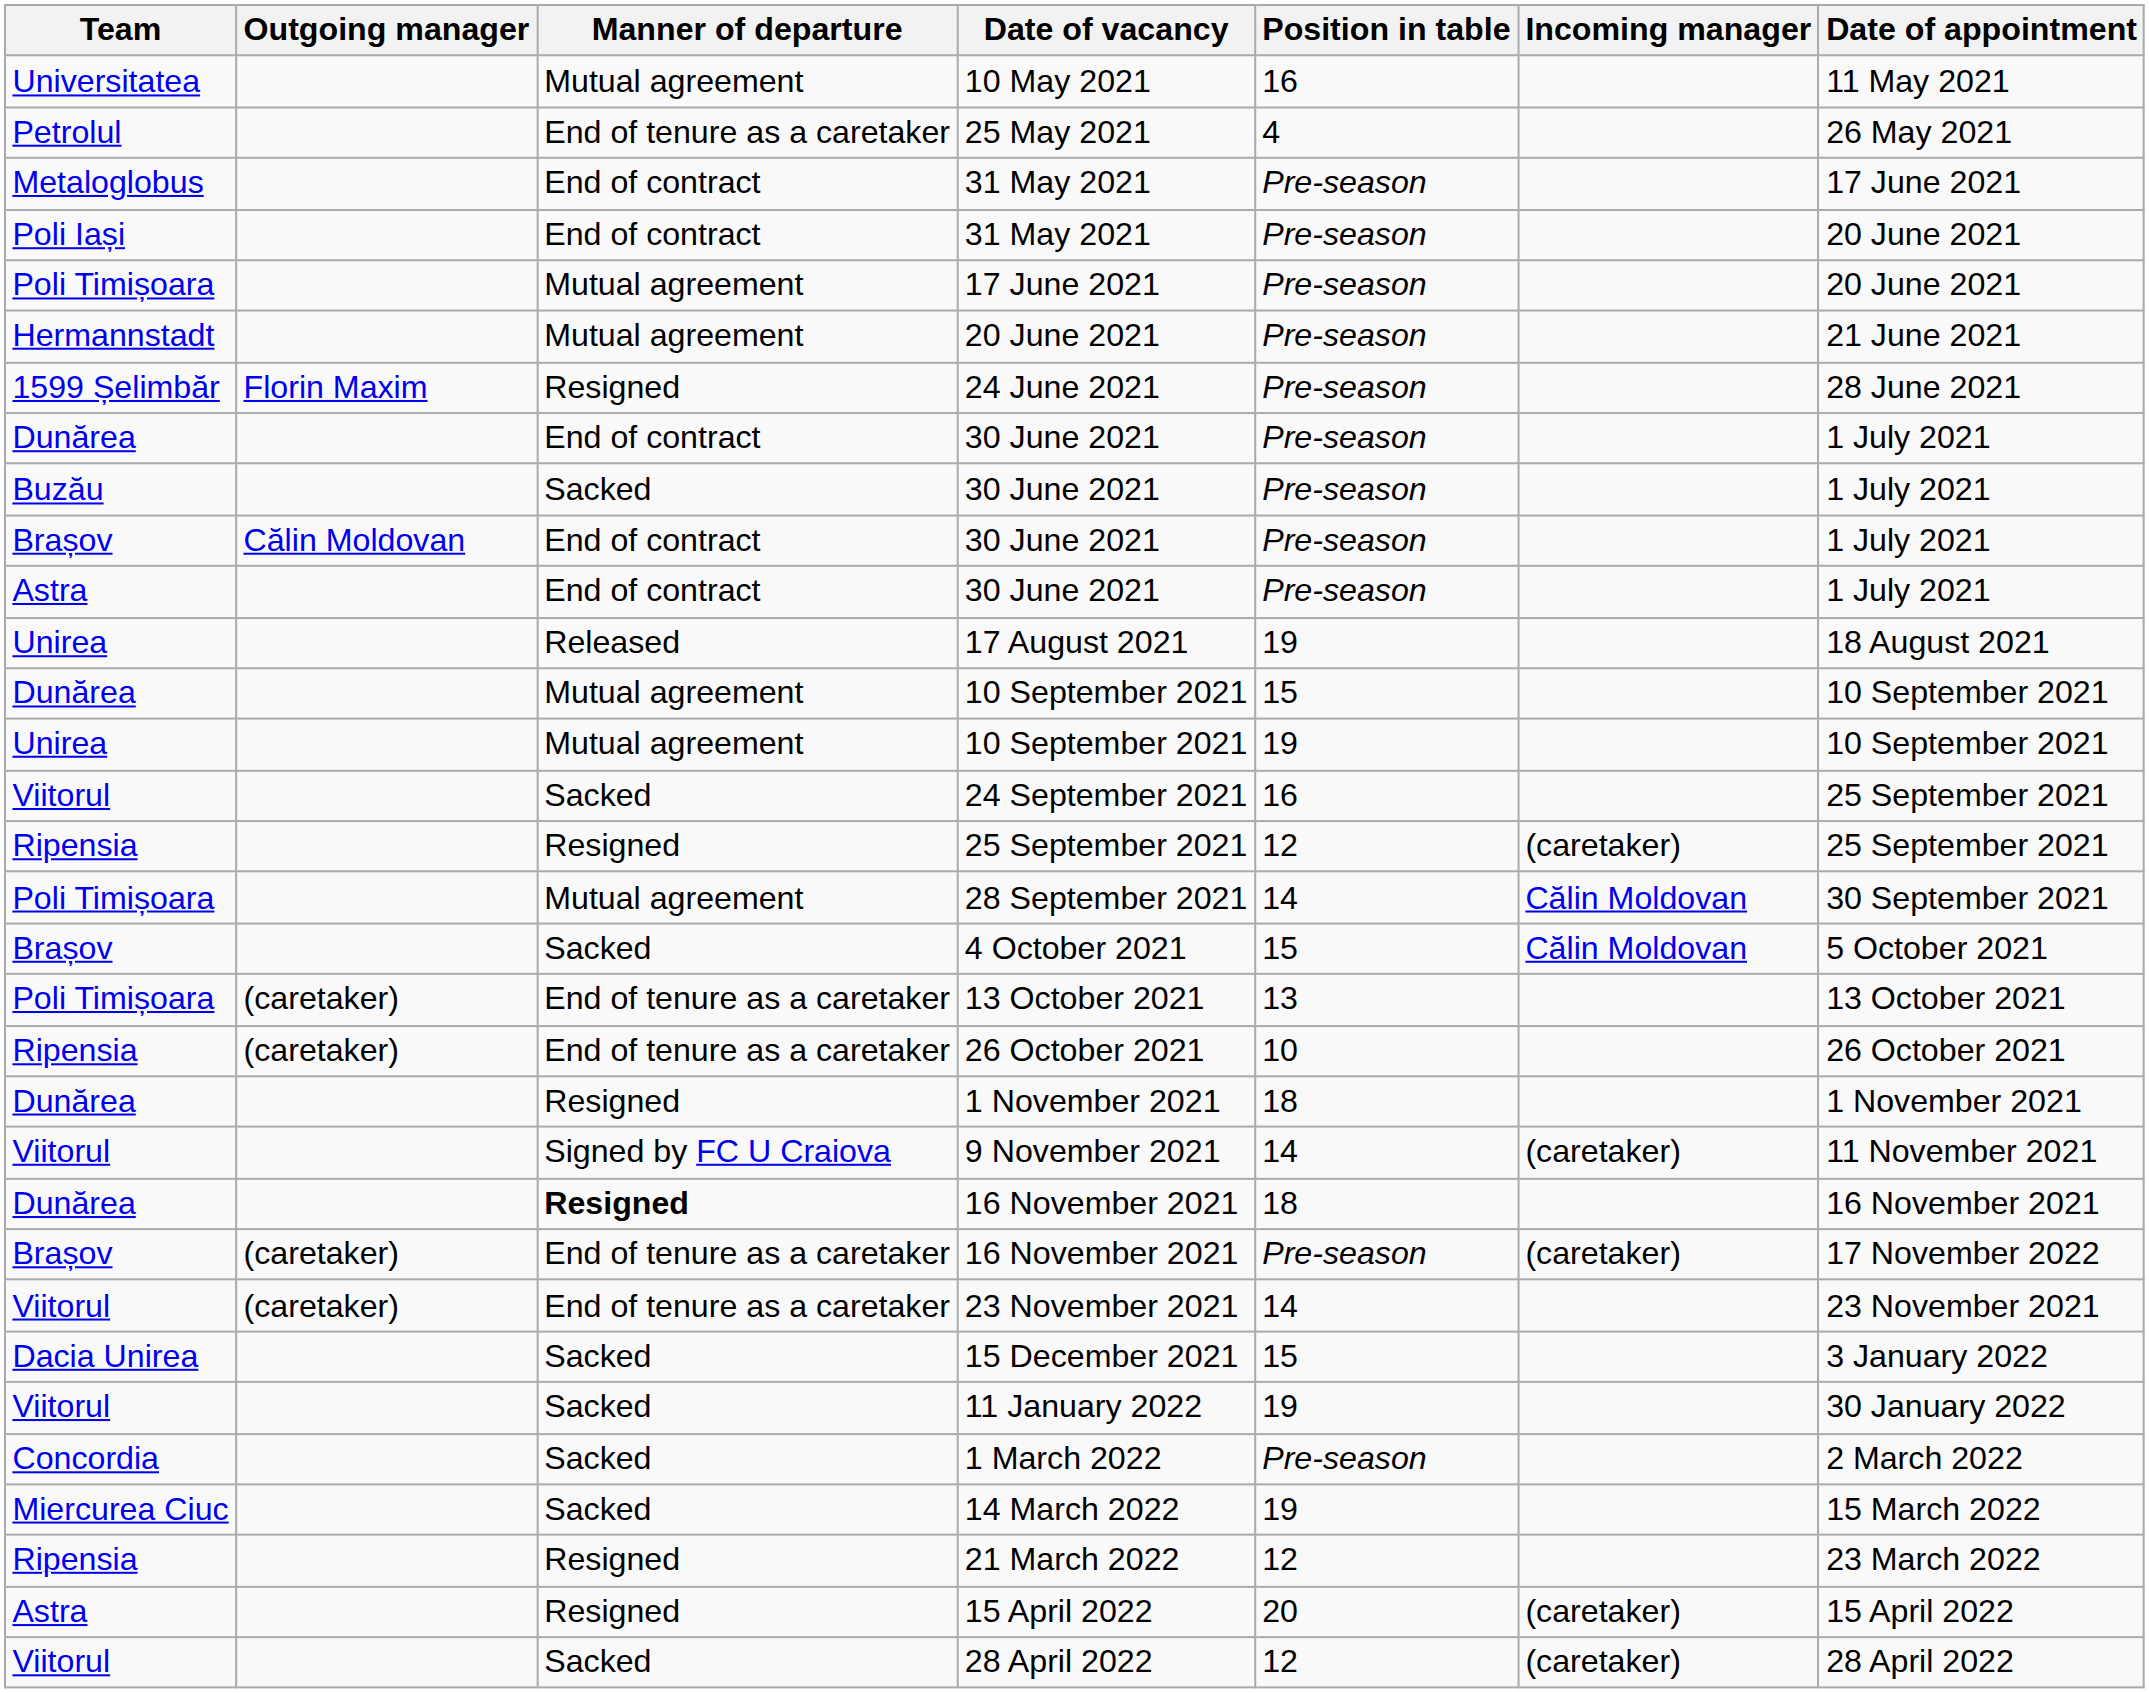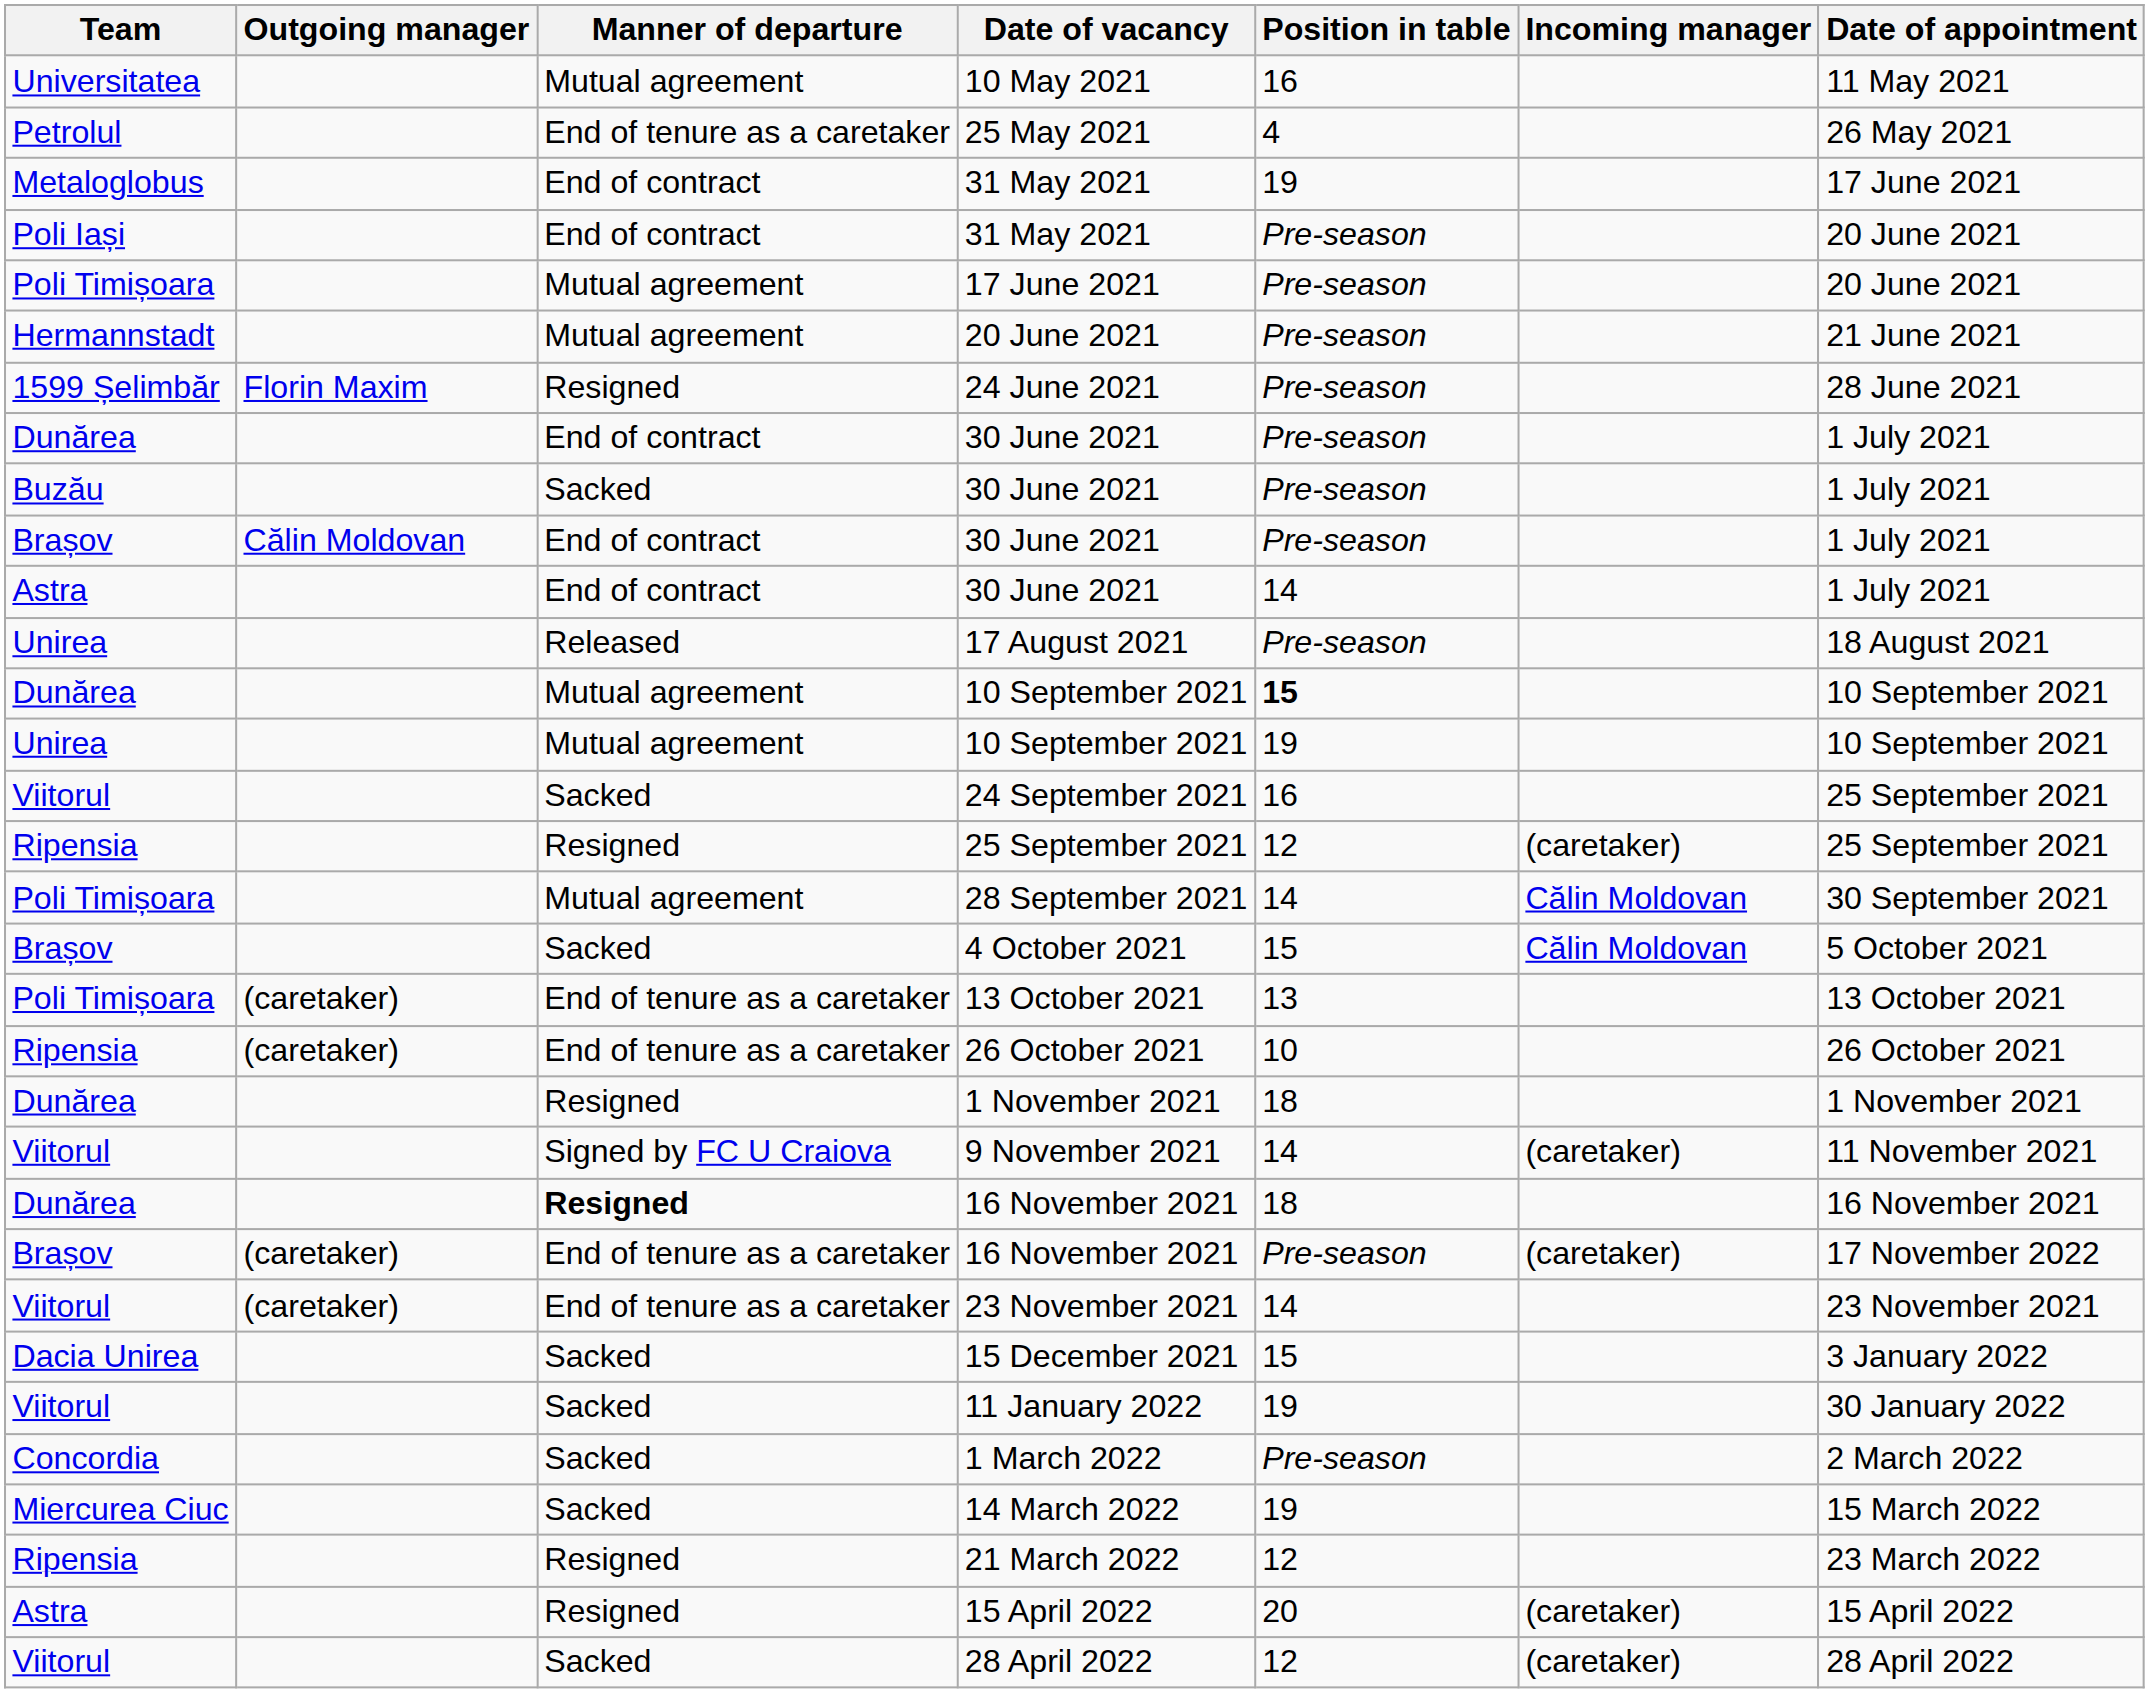(1344, 183) Pre-season -> (1280, 183) 19
(1344, 591) Pre-season -> (1280, 591) 14
(1280, 642) 19 -> (1344, 642) Pre-season
(1280, 693) normal -> (1280, 693) bold
